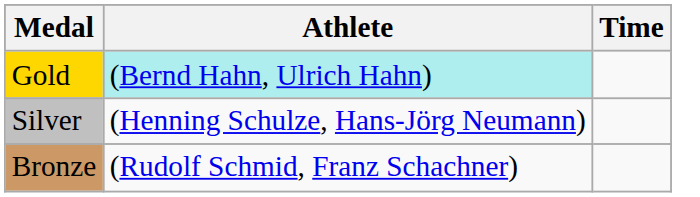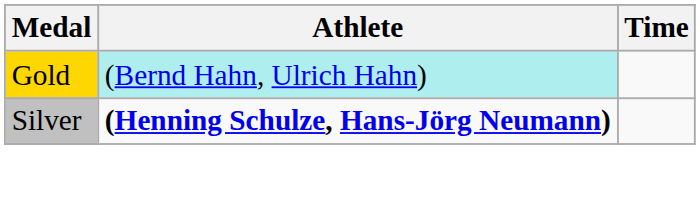(348, 120) normal -> (358, 120) bold
- row: (54, 167)
